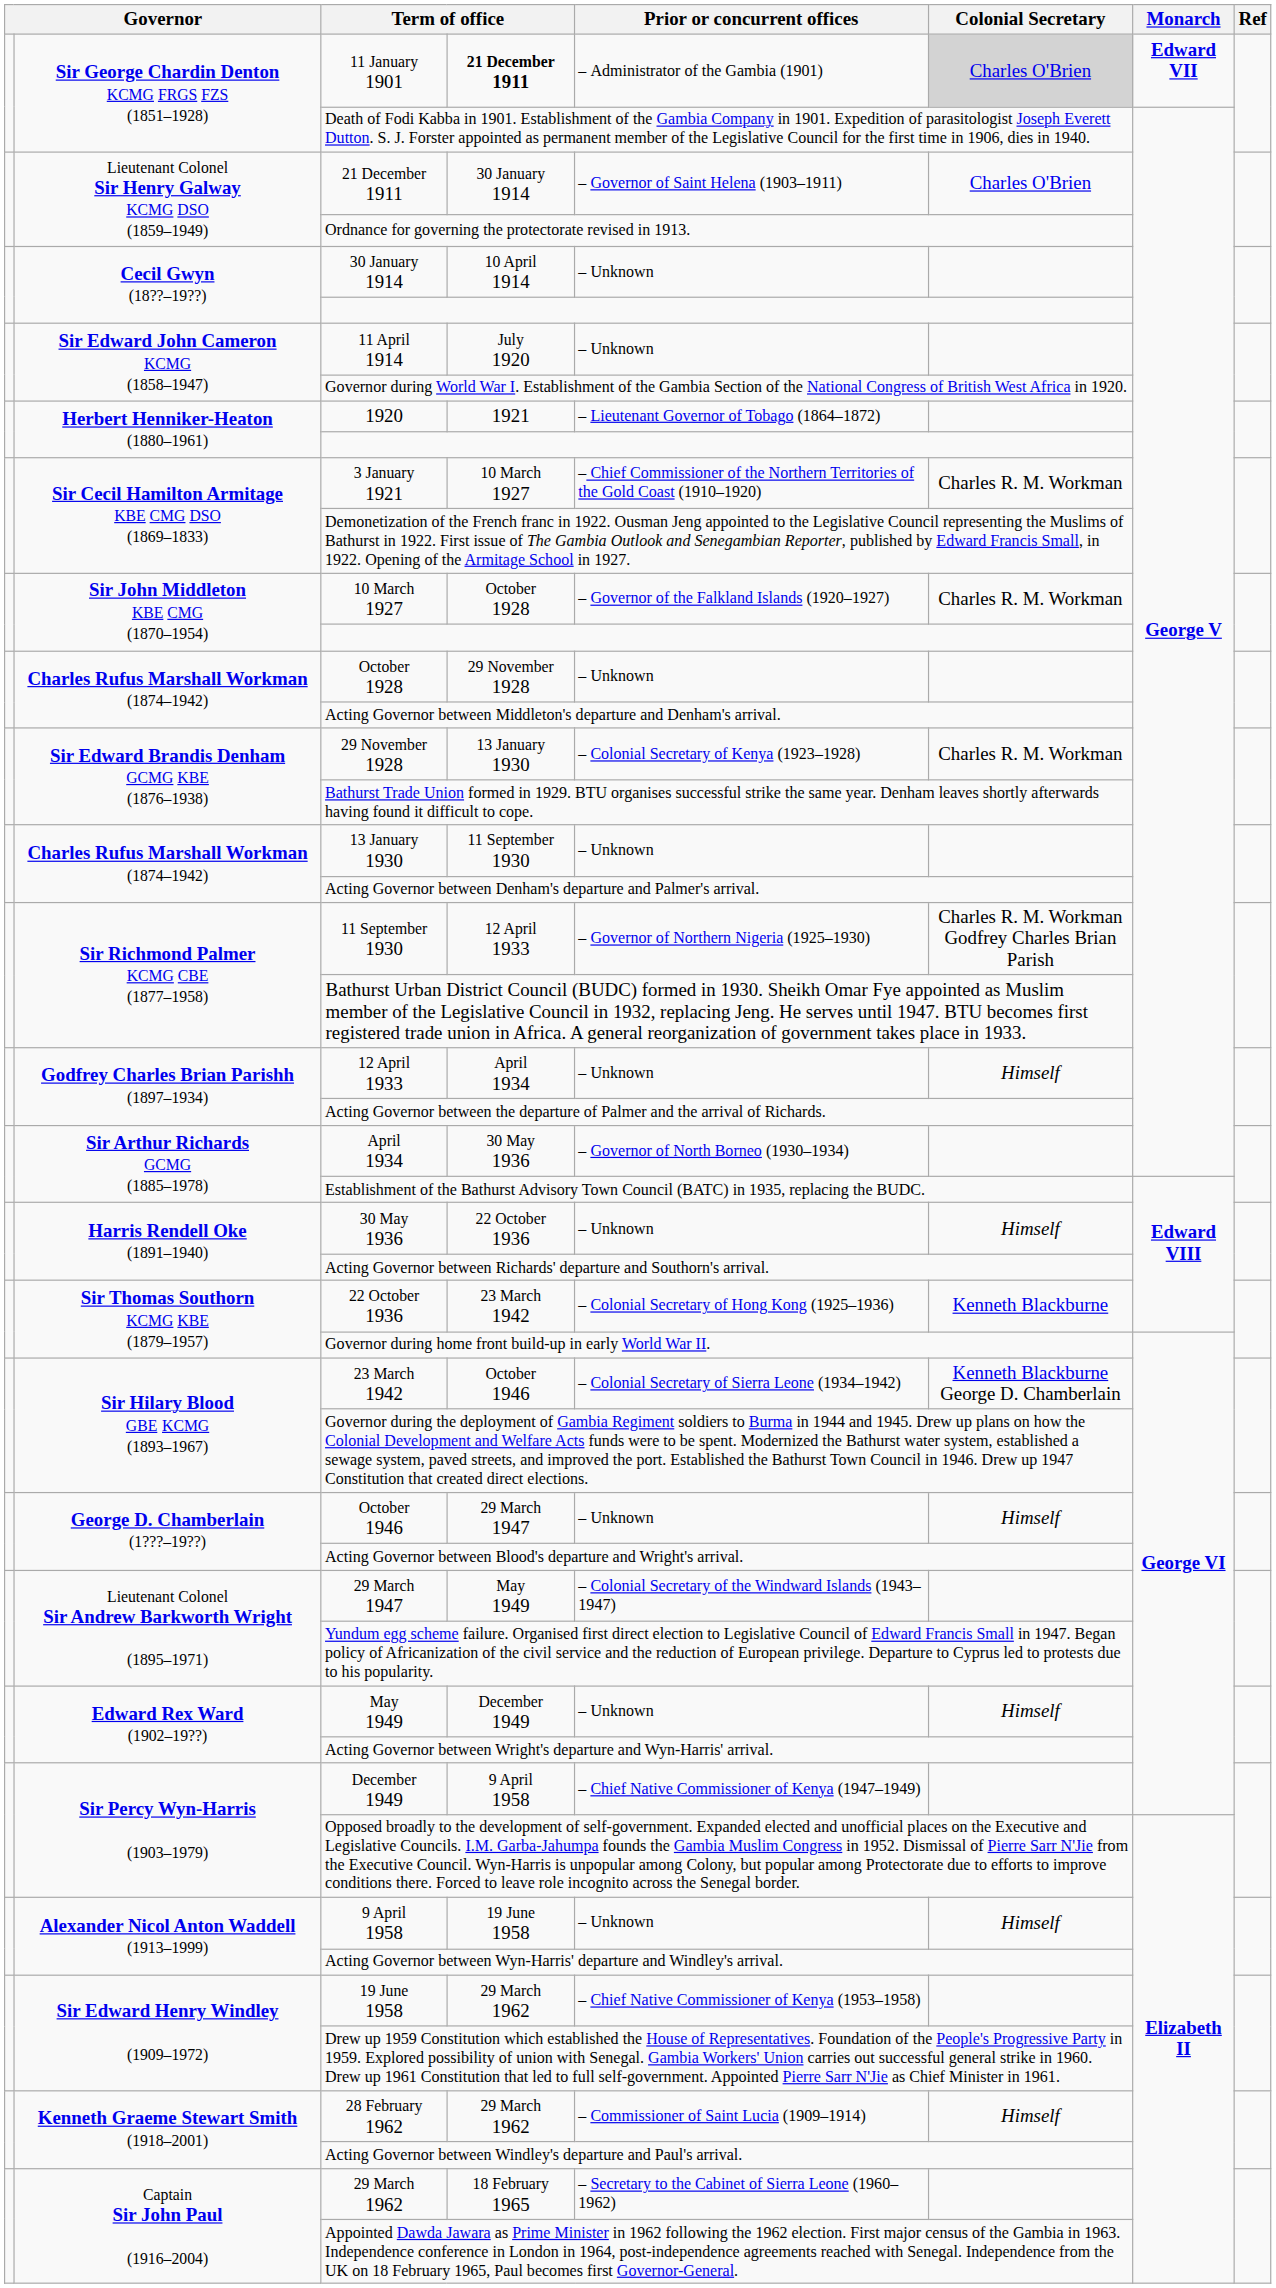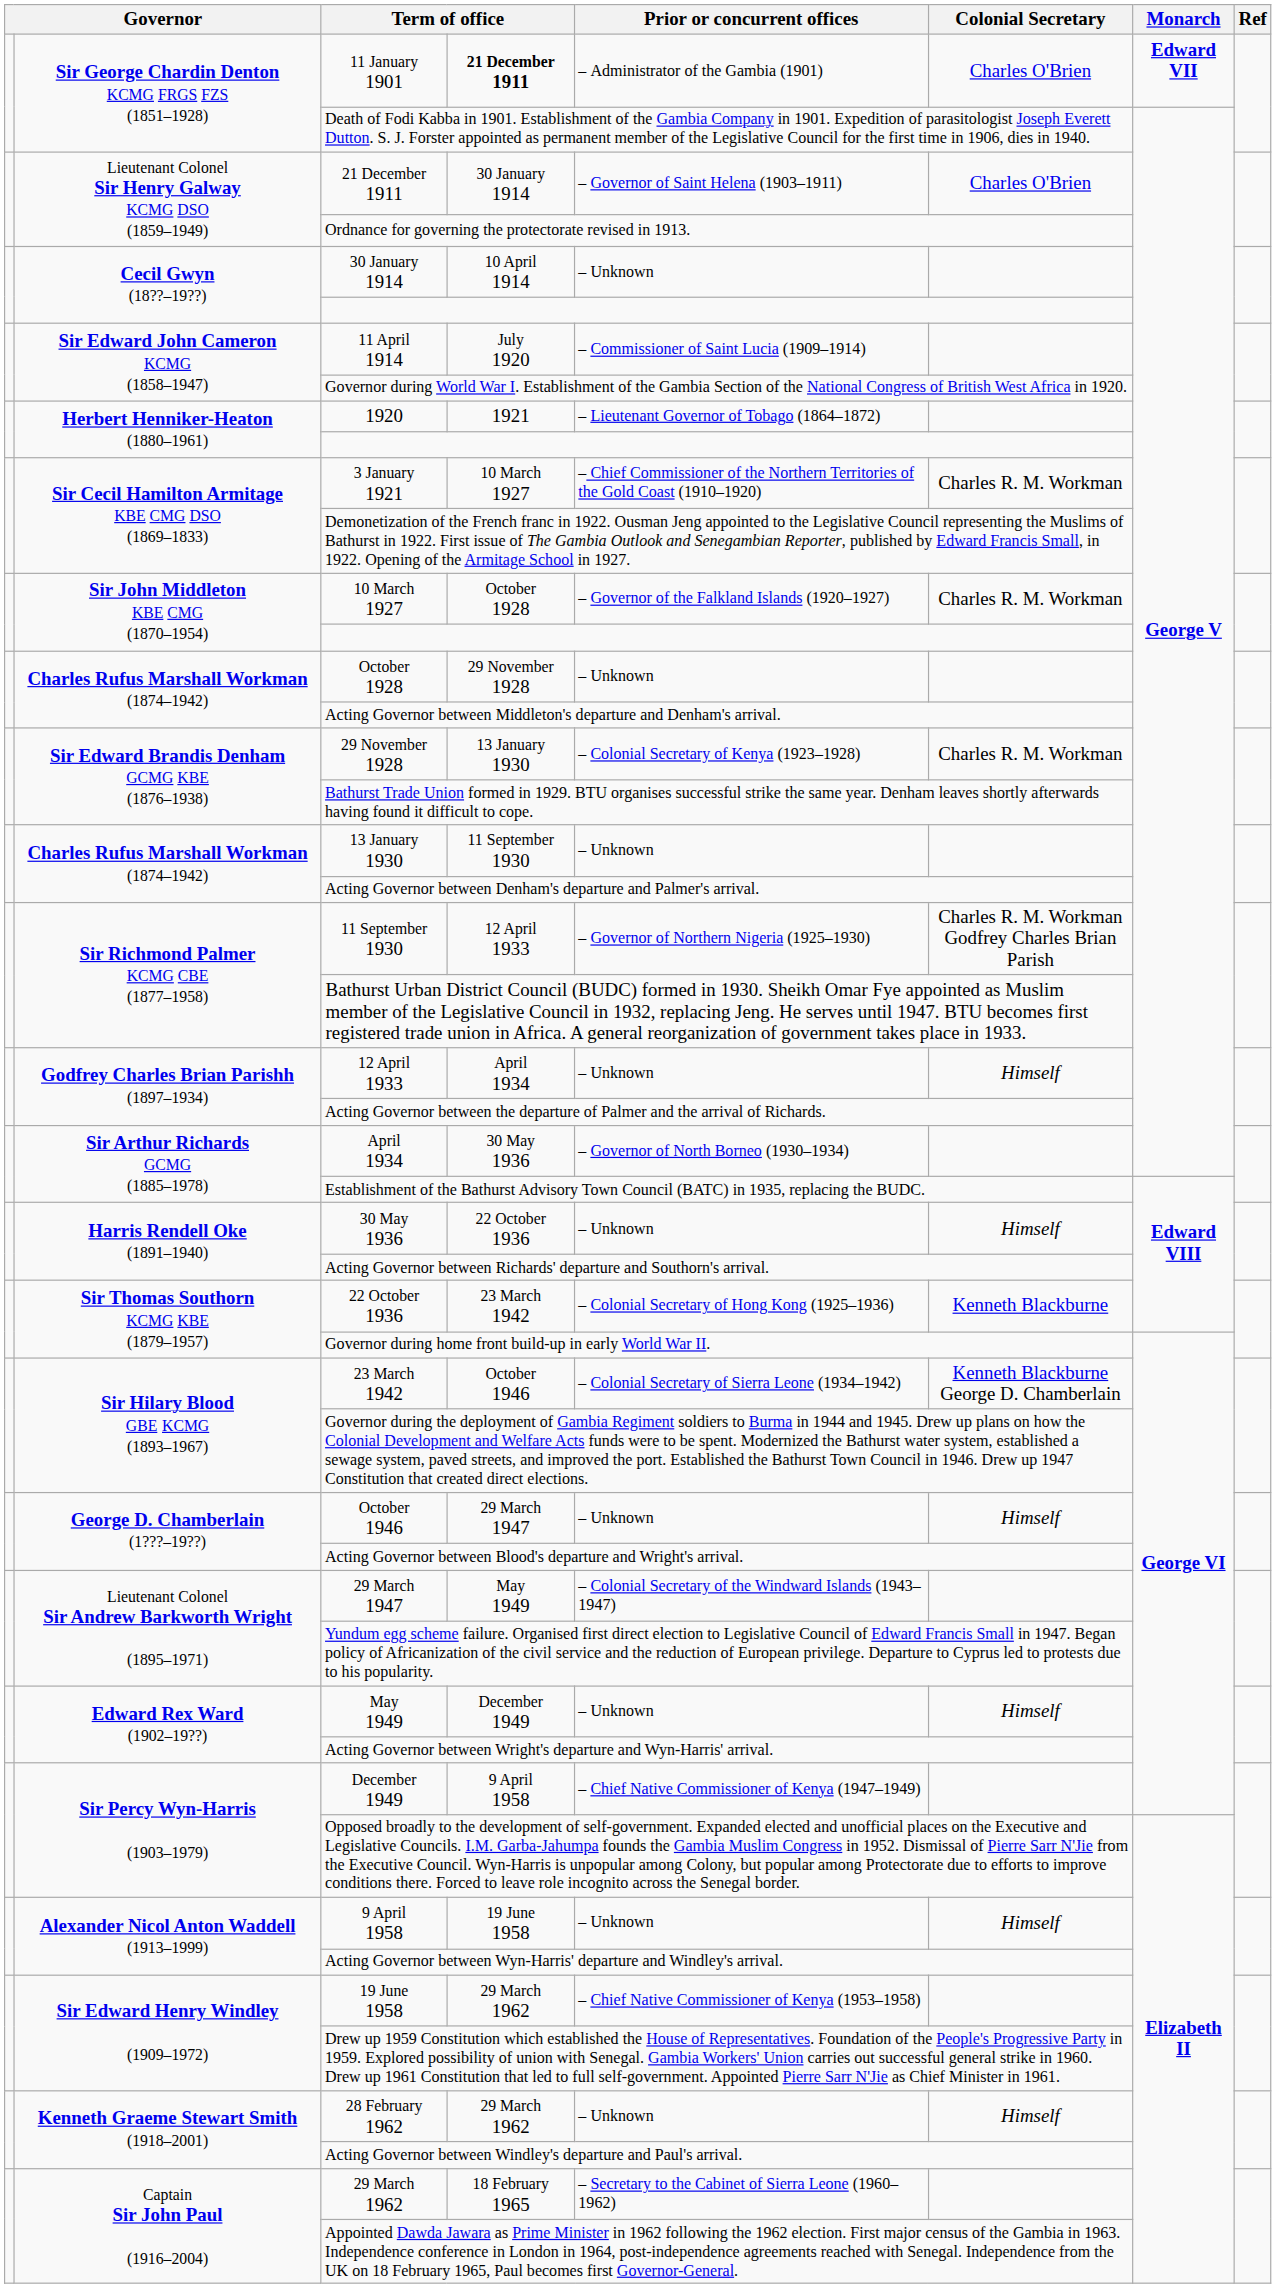(1030, 70) lightgrey background -> (1030, 70) no background
(616, 349) – Unknown -> (722, 349) – Commissioner of Saint Lucia (1909–1914)
(722, 2116) – Commissioner of Saint Lucia (1909–1914) -> (616, 2116) – Unknown
